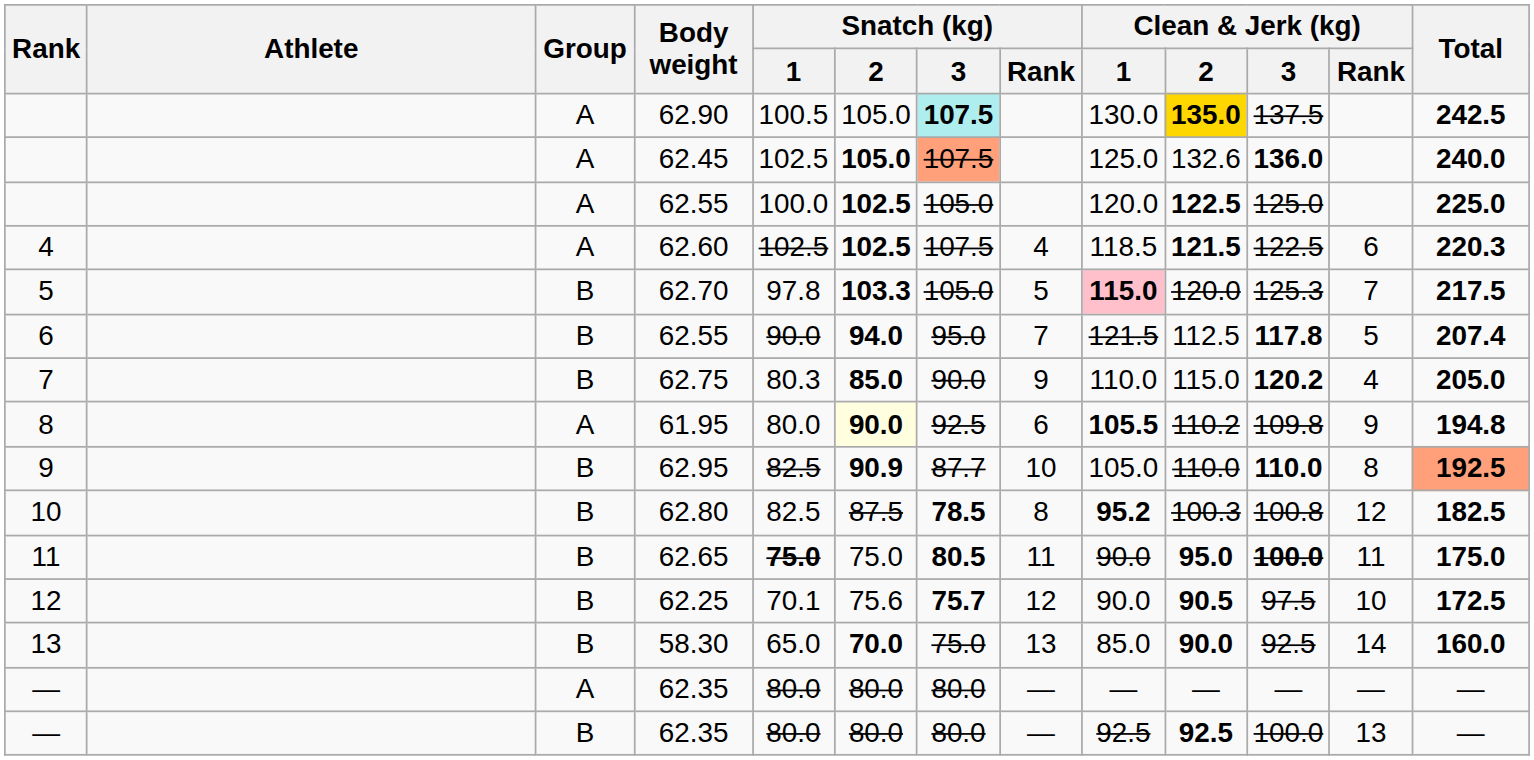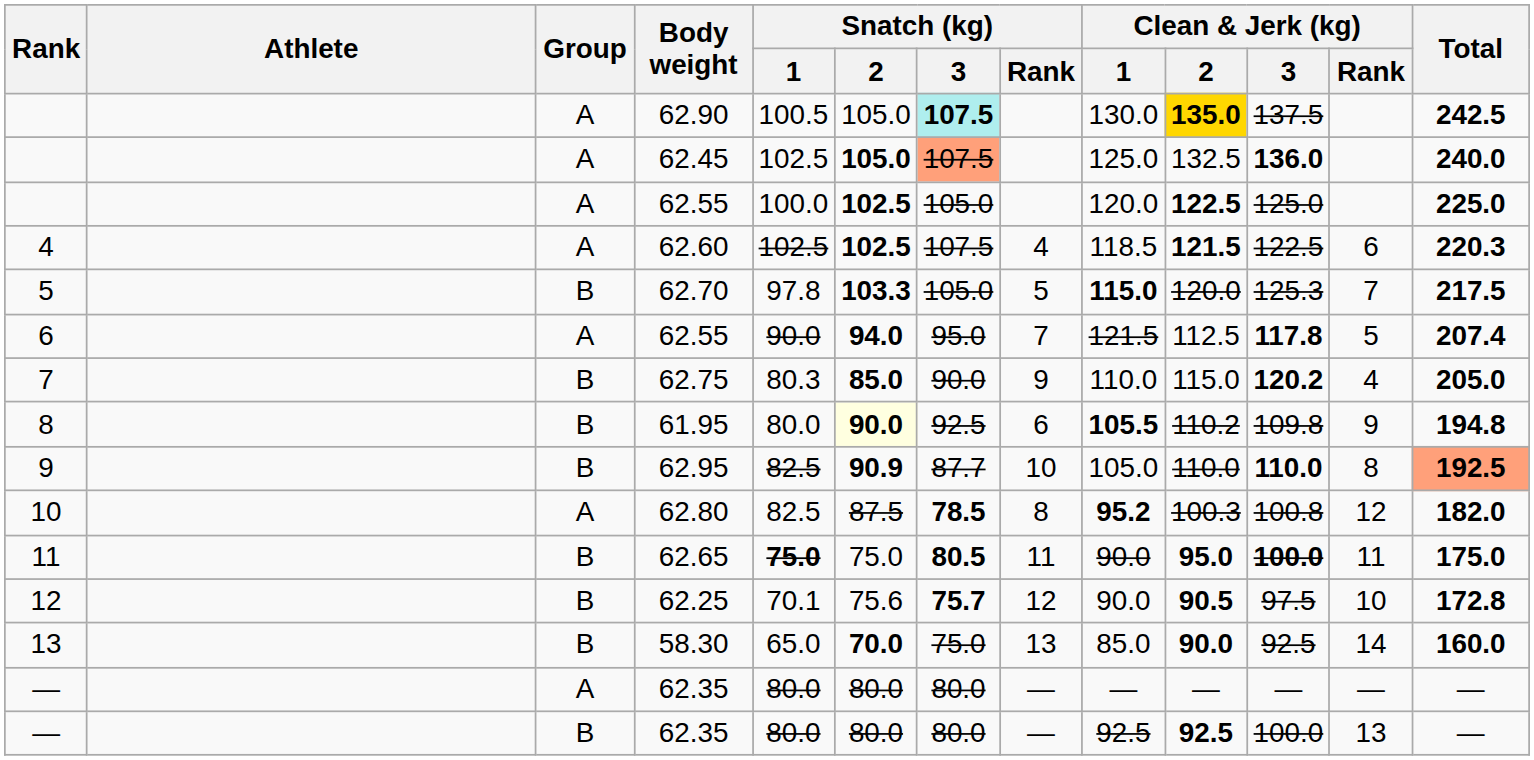(1206, 159) 132.6 -> (1206, 159) 132.5
(1123, 291) pink background -> (1123, 291) no background
(585, 335) B -> (585, 335) A
(585, 423) A -> (585, 423) B
(585, 512) B -> (585, 512) A
(1471, 512) 182.5 -> (1471, 512) 182.0
(1471, 600) 172.5 -> (1471, 600) 172.8
